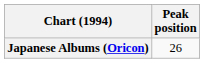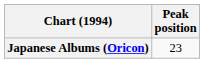(176, 48) 26 -> (176, 48) 23
